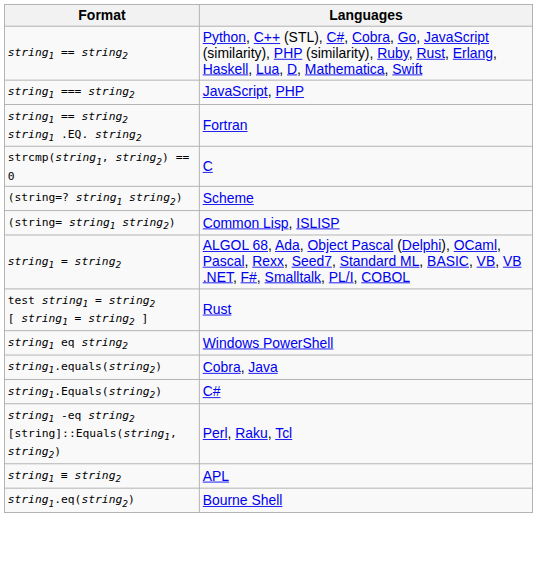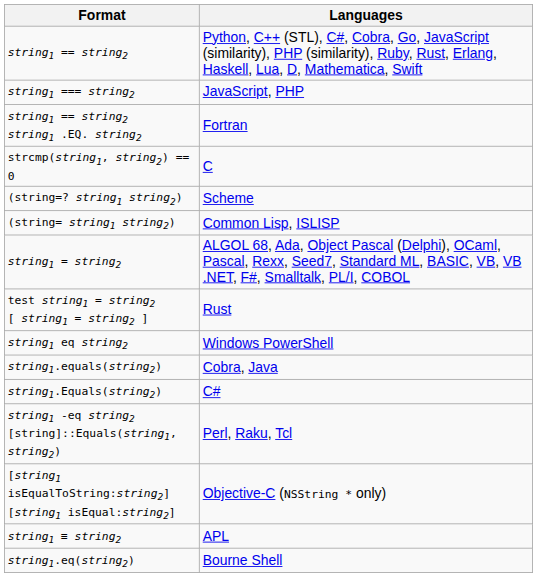+ row: (92, 495)
